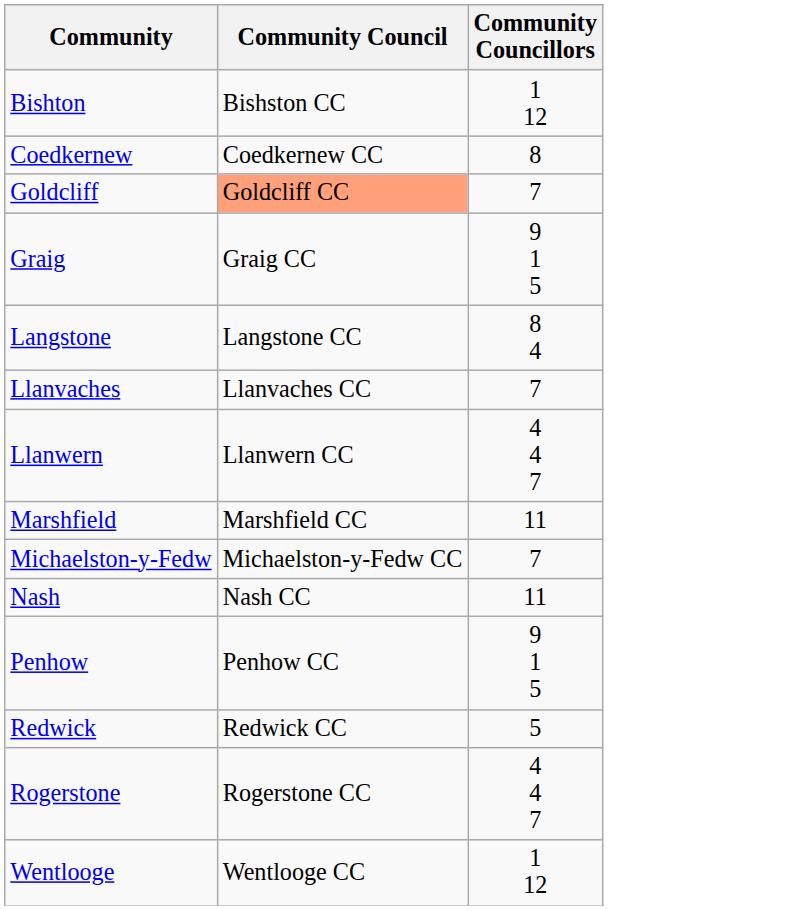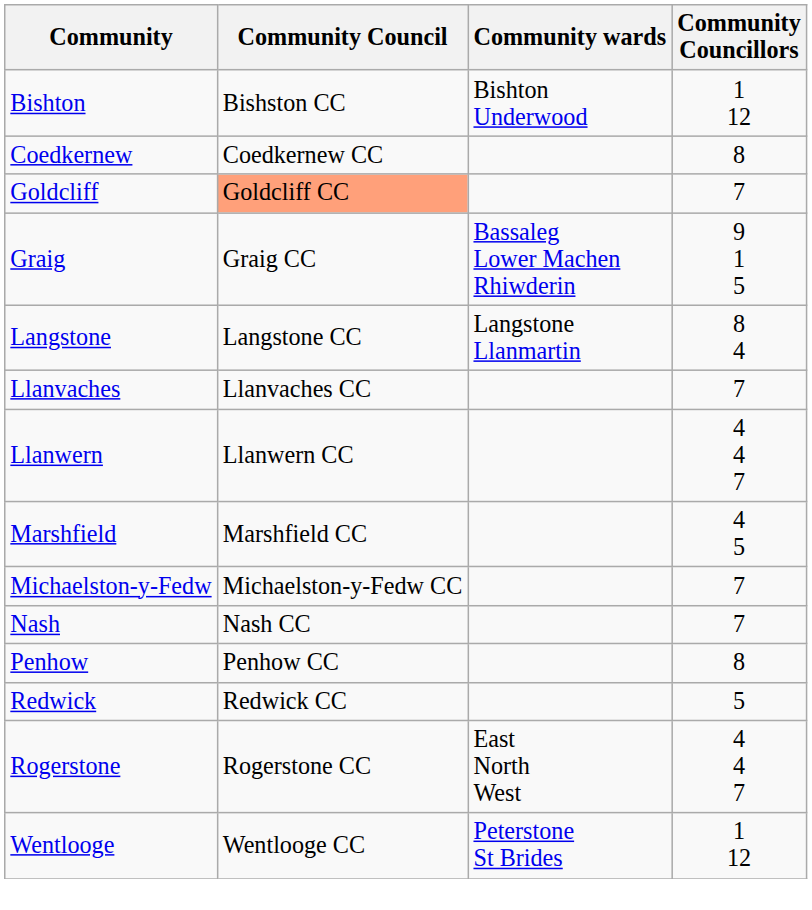+ column: (570, 37)
(535, 520) 11 -> (739, 534) 4 5
(535, 597) 11 -> (739, 624) 7
(535, 662) 9 1 5 -> (739, 662) 8
